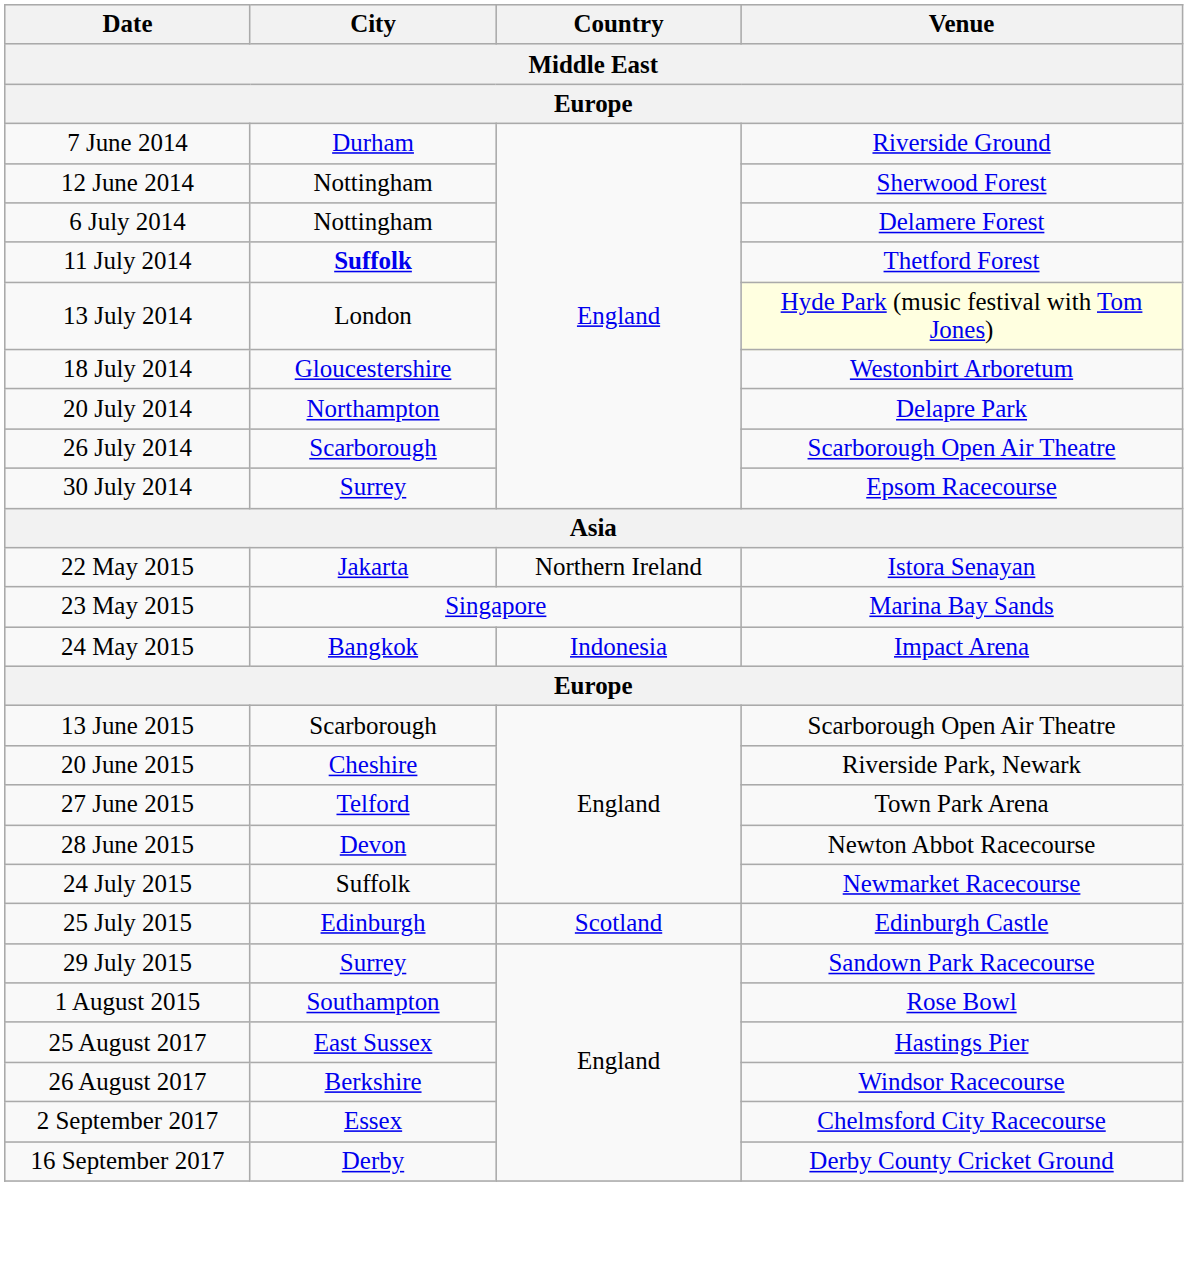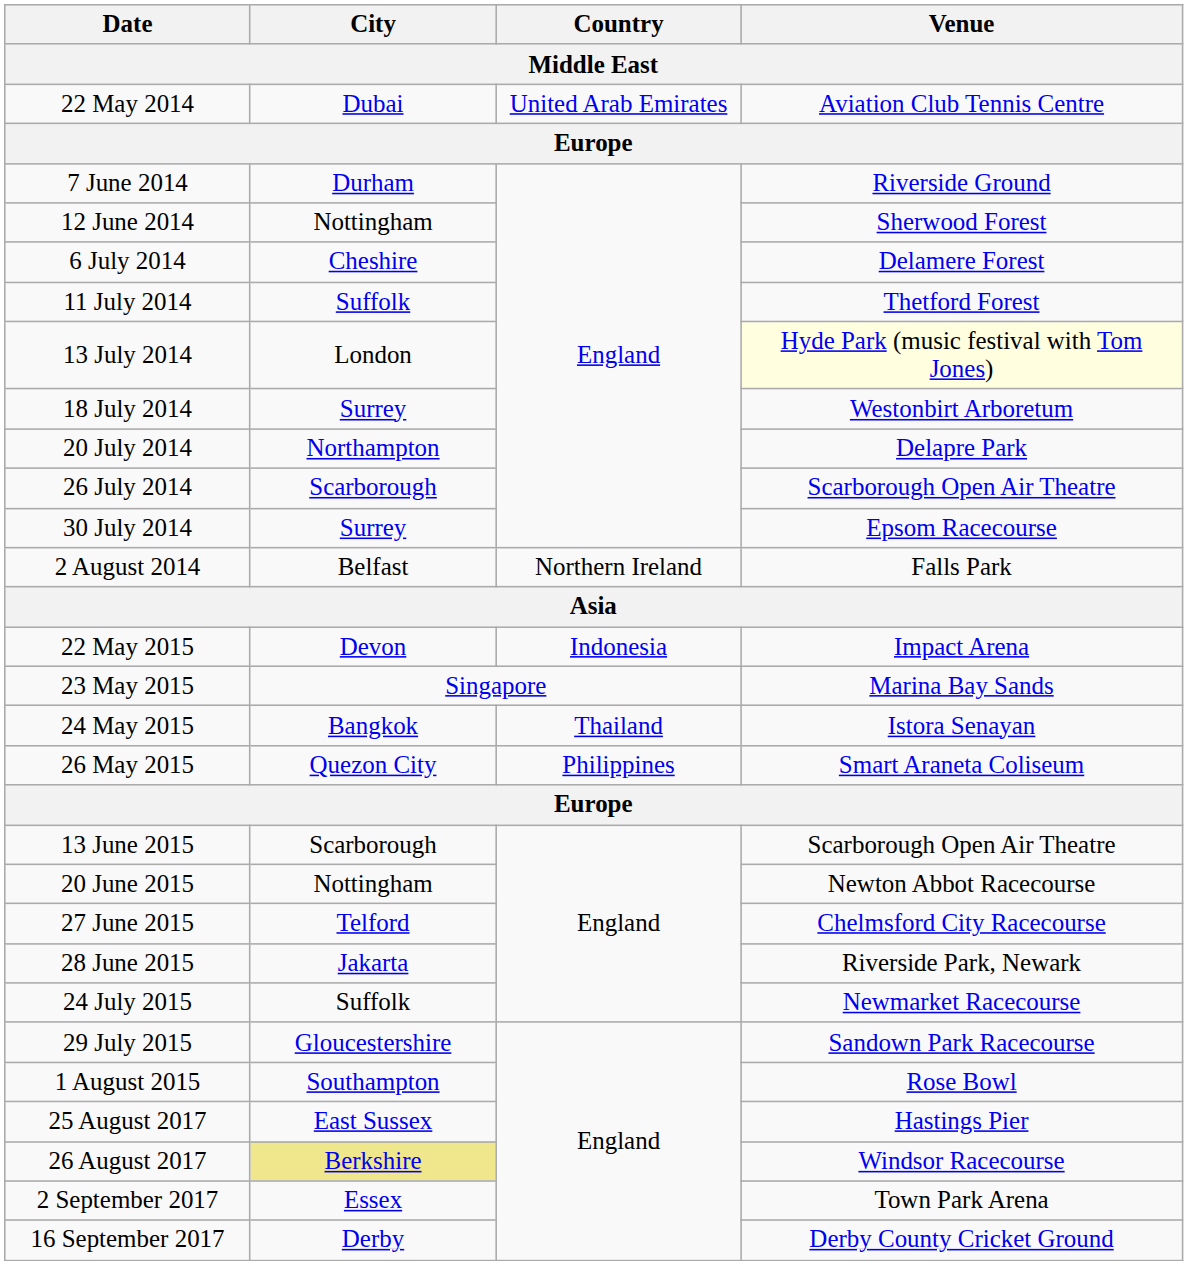+ row: (128, 103)
(373, 222) Nottingham -> (373, 261) Cheshire
(373, 261) bold -> (373, 301) normal
(373, 369) Gloucestershire -> (373, 408) Surrey
+ row: (128, 566)
(373, 566) Jakarta -> (373, 646) Devon
(619, 566) Northern Ireland -> (619, 646) Indonesia
(962, 566) Istora Senayan -> (962, 646) Impact Arena
(619, 646) Indonesia -> (619, 725) Thailand
(962, 646) Impact Arena -> (962, 725) Istora Senayan
+ row: (128, 764)
(373, 764) Cheshire -> (373, 883) Nottingham
(962, 764) Riverside Park, Newark -> (962, 883) Newton Abbot Racecourse
(962, 804) Town Park Arena -> (962, 923) Chelmsford City Racecourse
(373, 844) Devon -> (373, 962) Jakarta
(962, 844) Newton Abbot Racecourse -> (962, 962) Riverside Park, Newark
- row: (128, 923)
(373, 962) Surrey -> (373, 1041) Gloucestershire
(373, 1081) no background -> (373, 1160) khaki background
(962, 1121) Chelmsford City Racecourse -> (962, 1200) Town Park Arena
